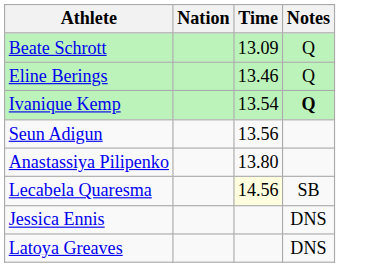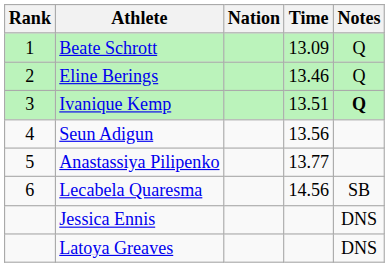+ column: (30, 18)
(258, 104) 13.54 -> (309, 104) 13.51
(258, 162) 13.80 -> (309, 162) 13.77
(258, 190) lightyellow background -> (309, 190) no background
